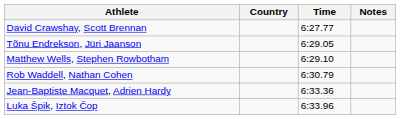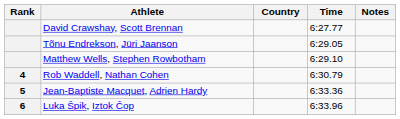+ column: (22, 12)
